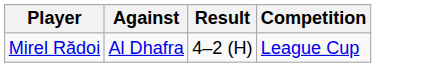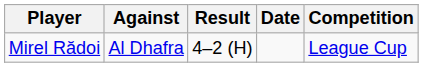+ column: (280, 18)
